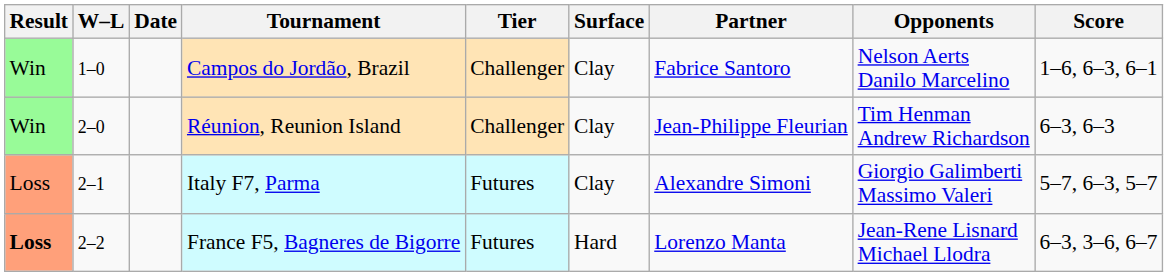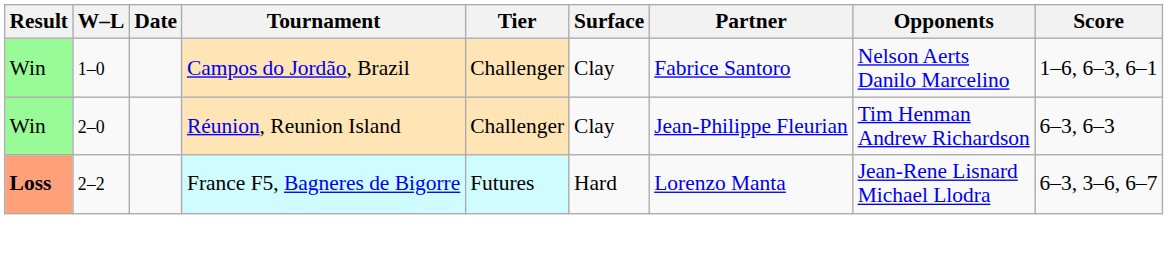- row: (253, 183)
